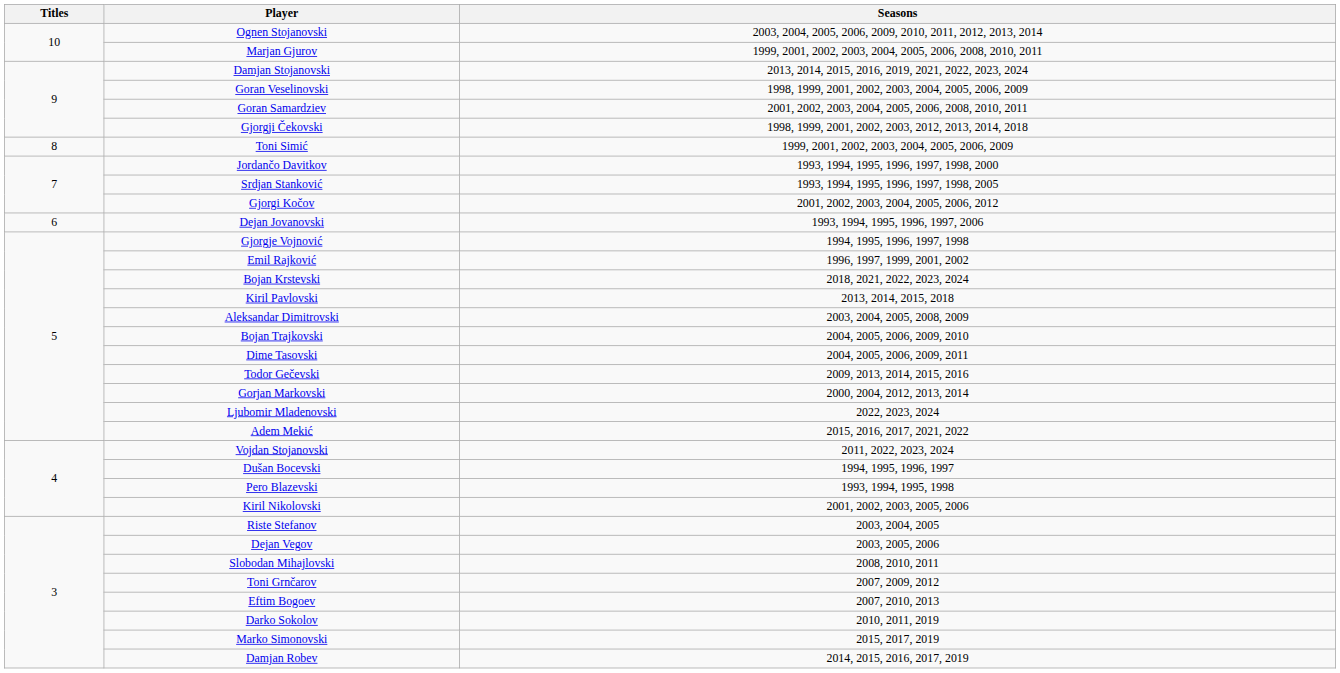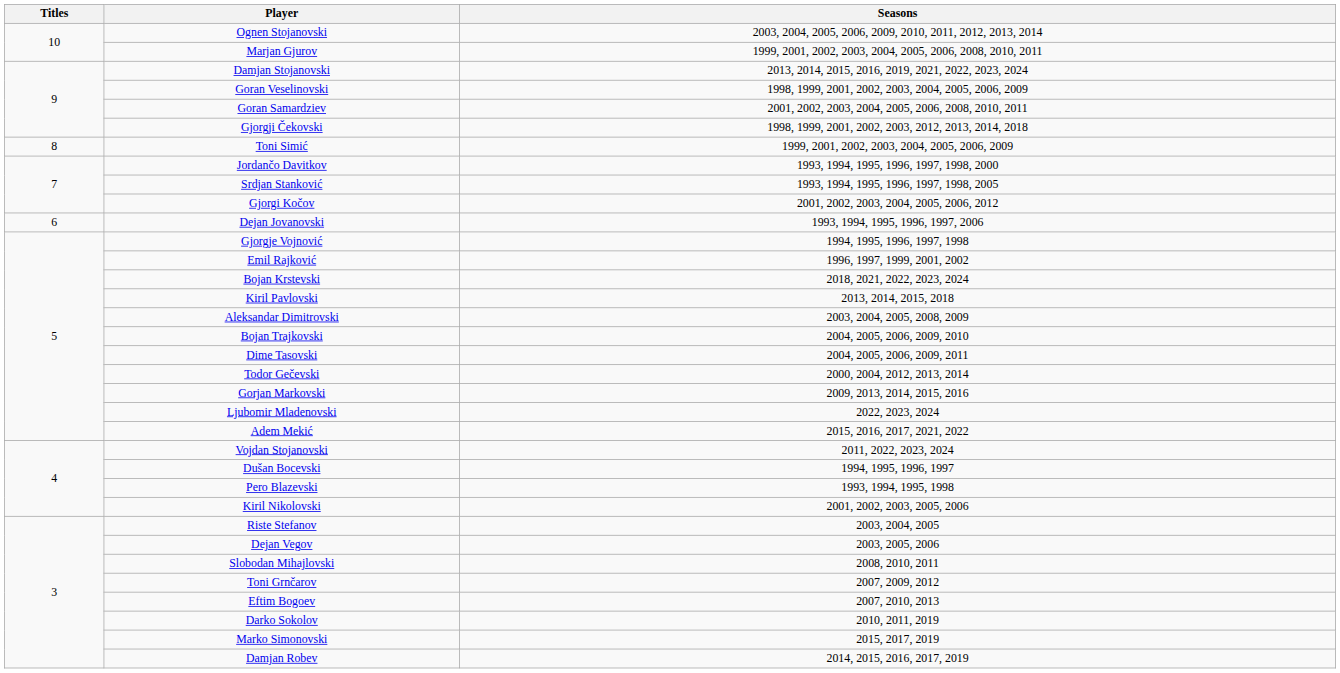(898, 374) 2009, 2013, 2014, 2015, 2016 -> (898, 374) 2000, 2004, 2012, 2013, 2014
(898, 393) 2000, 2004, 2012, 2013, 2014 -> (898, 393) 2009, 2013, 2014, 2015, 2016
